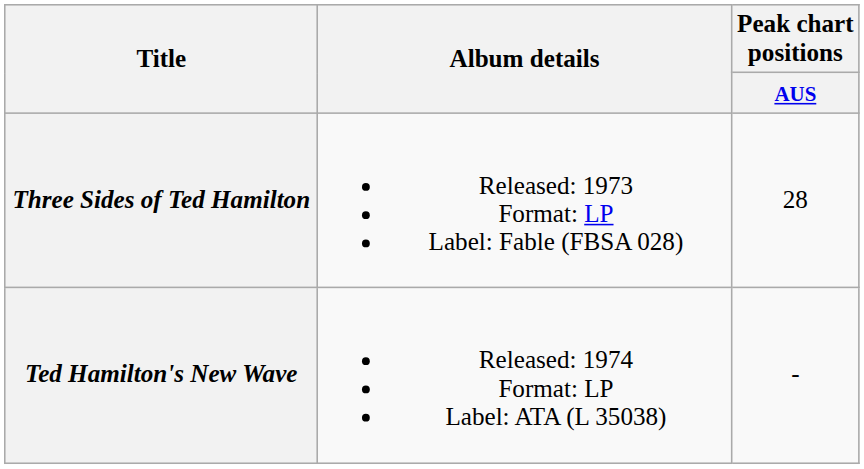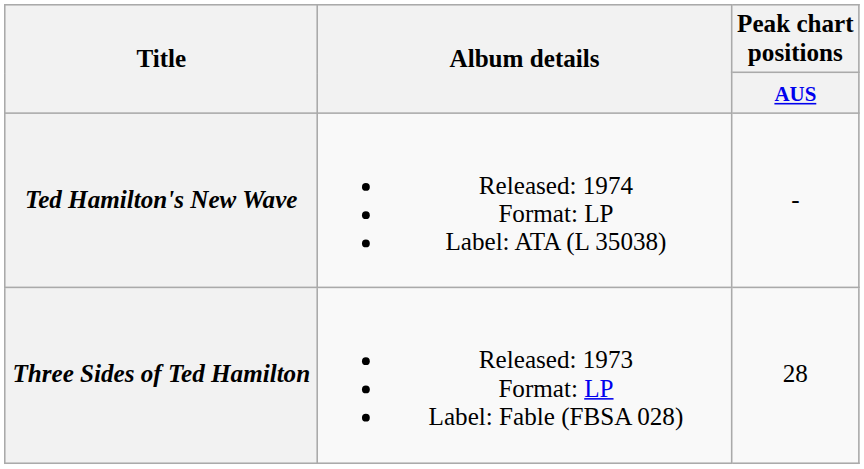rows swapped: (161, 199) <-> (161, 374)
